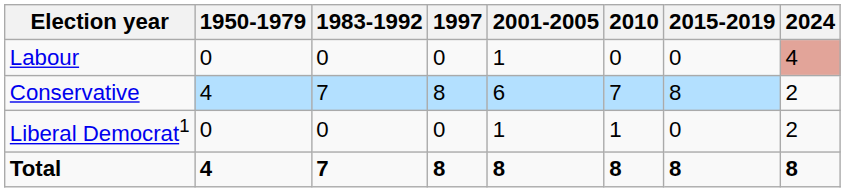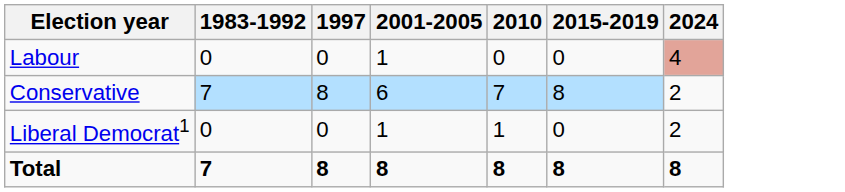- column: (253, 22)
